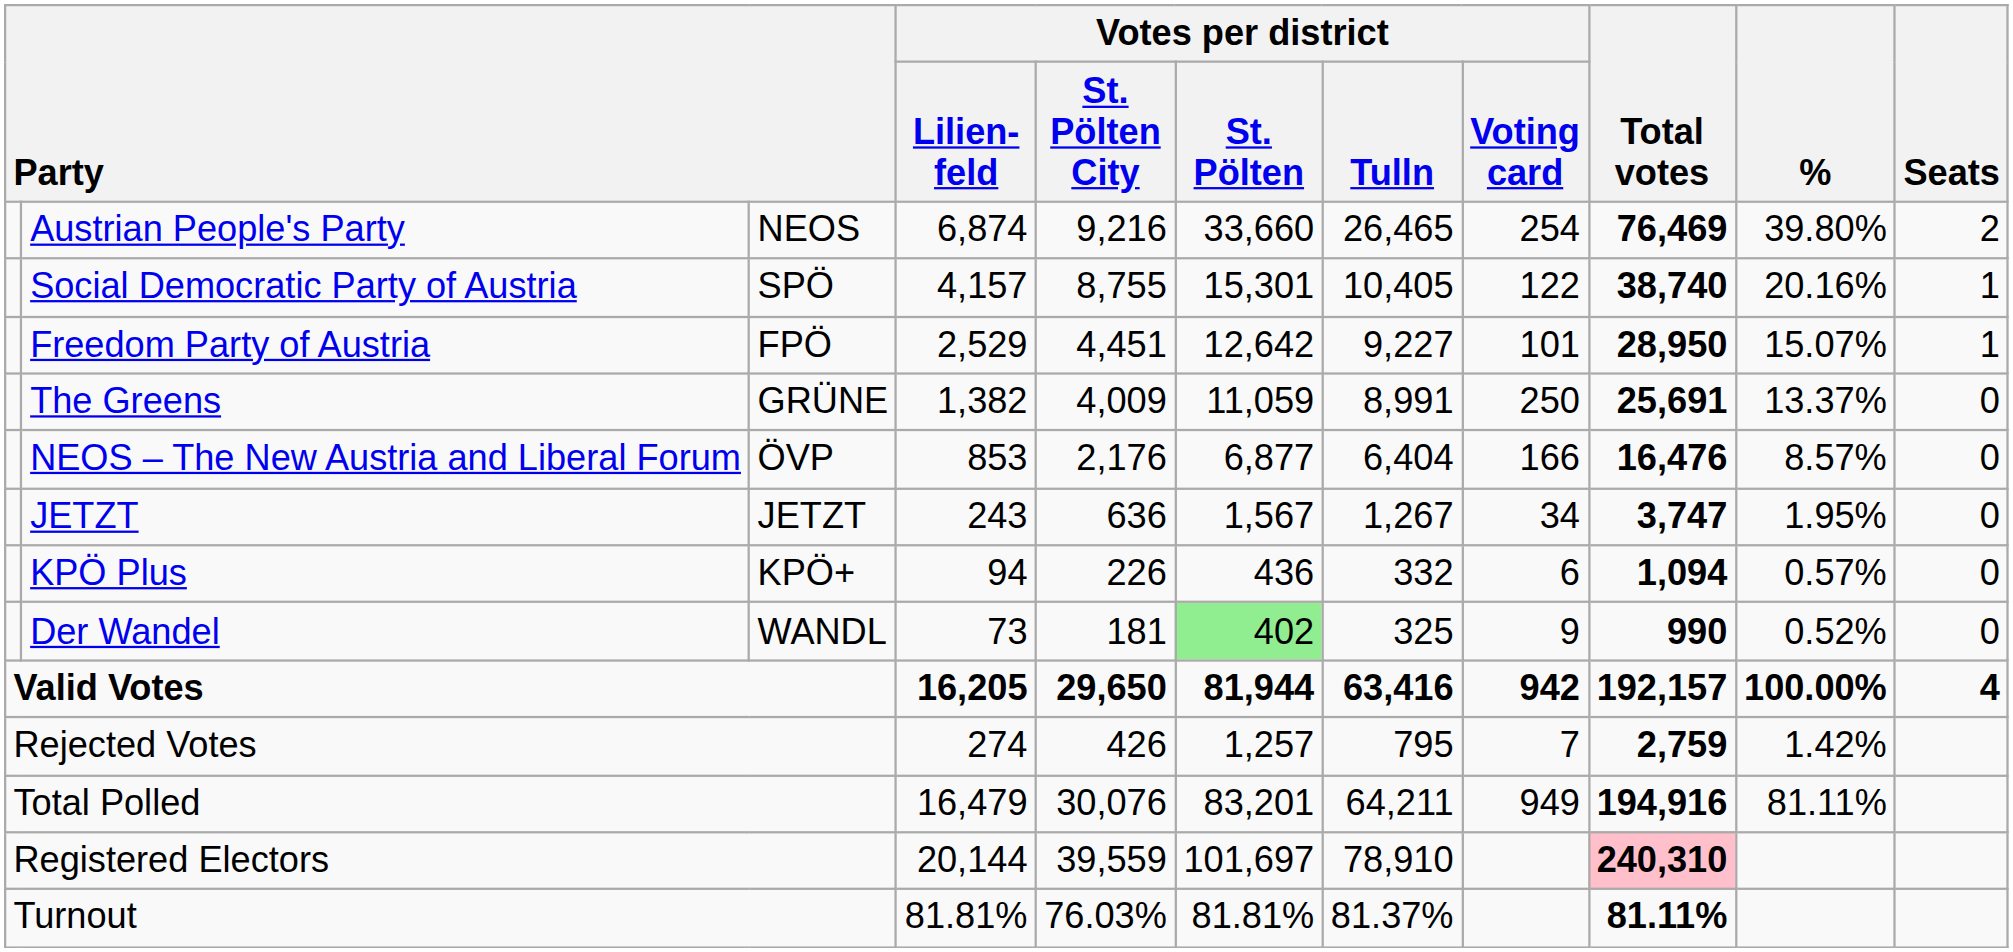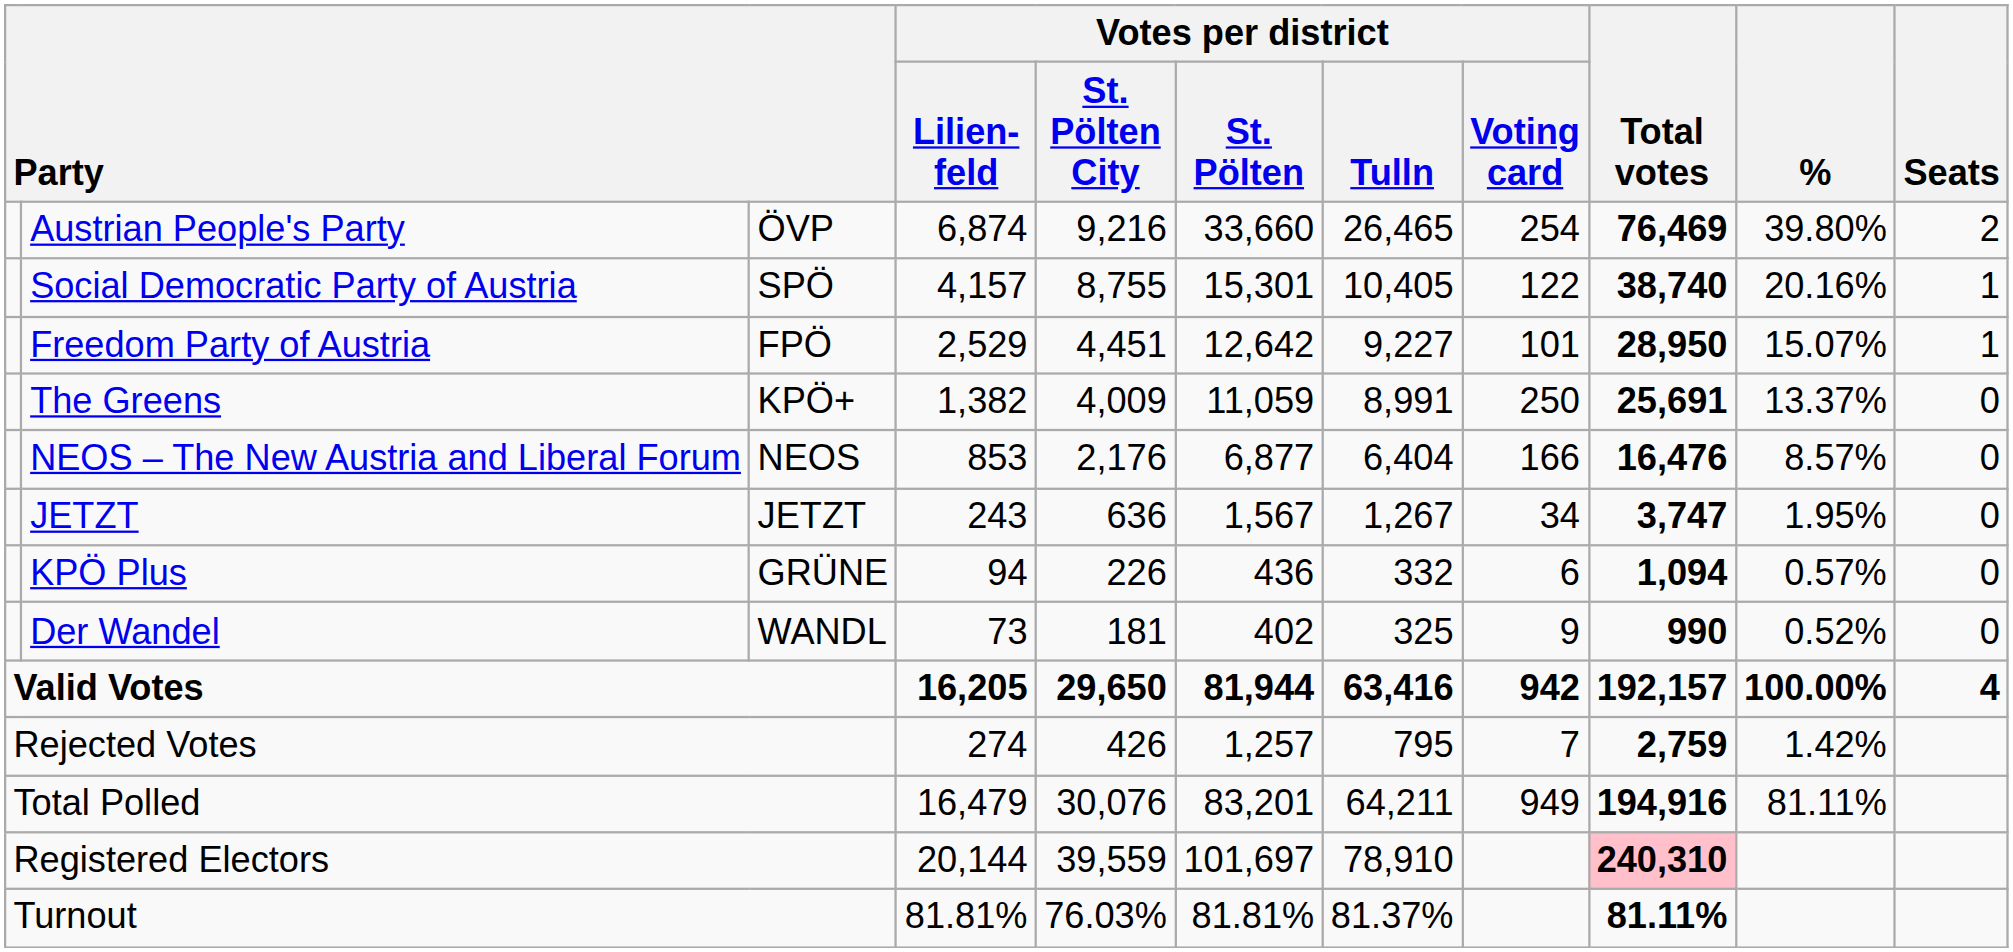(809, 229) NEOS -> (796, 229) ÖVP
(823, 401) GRÜNE -> (806, 401) KPÖ+
(796, 458) ÖVP -> (809, 458) NEOS
(806, 573) KPÖ+ -> (823, 573) GRÜNE
(1284, 630) lightgreen background -> (1284, 630) no background
